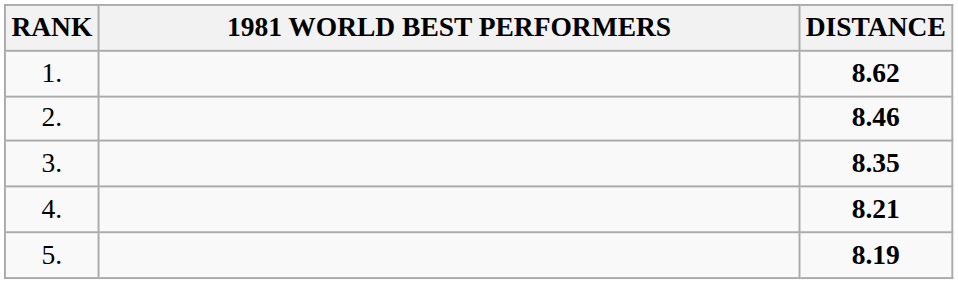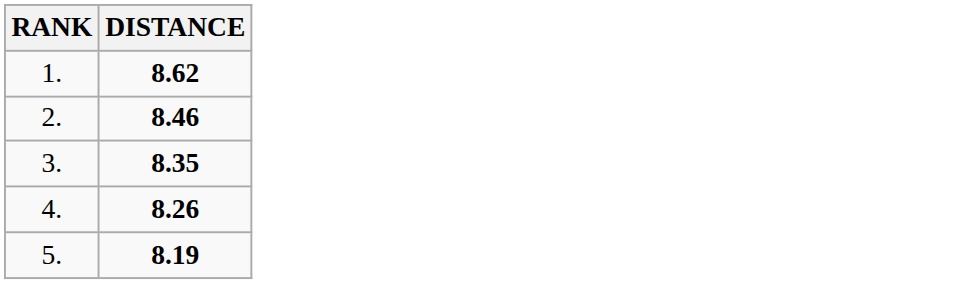- column: (449, 27)
(876, 209) 8.21 -> (175, 209) 8.26
